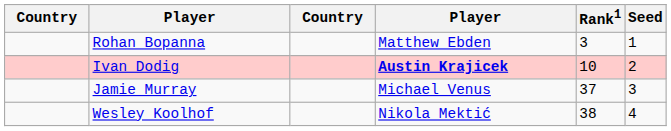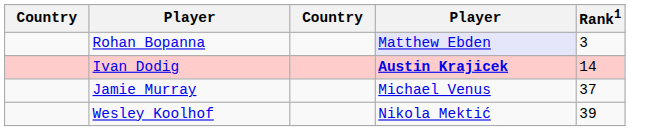- column: (645, 18)
(435, 44) no background -> (435, 44) lavender background
(588, 67) 10 -> (588, 67) 14
(588, 114) 38 -> (588, 114) 39
